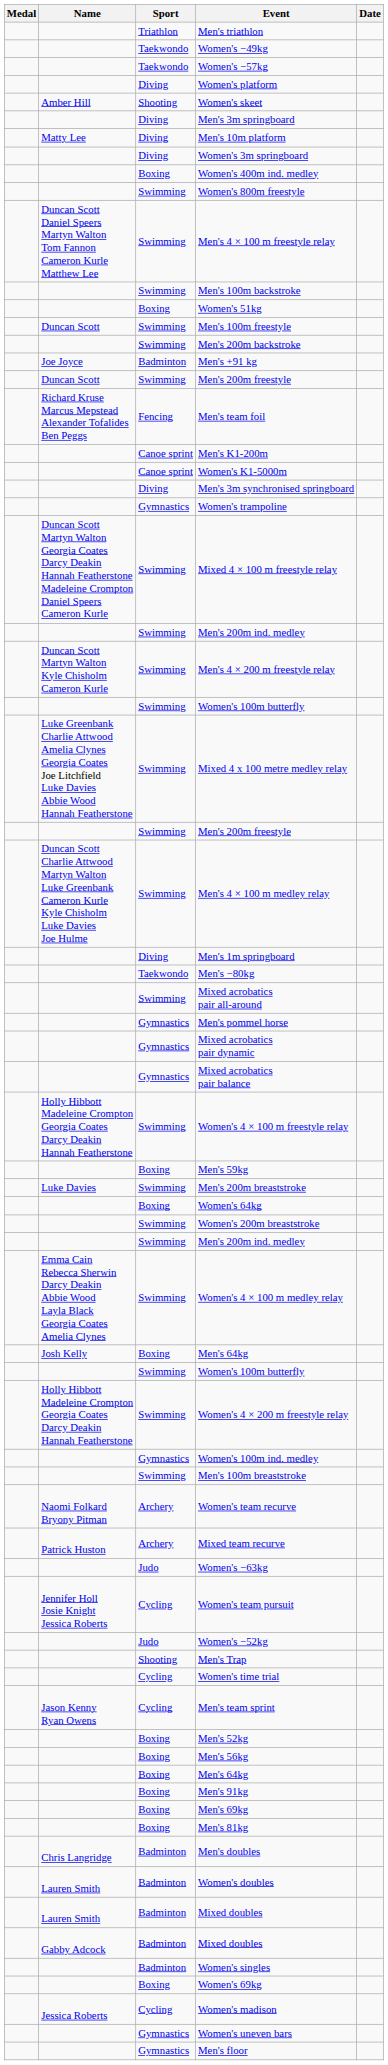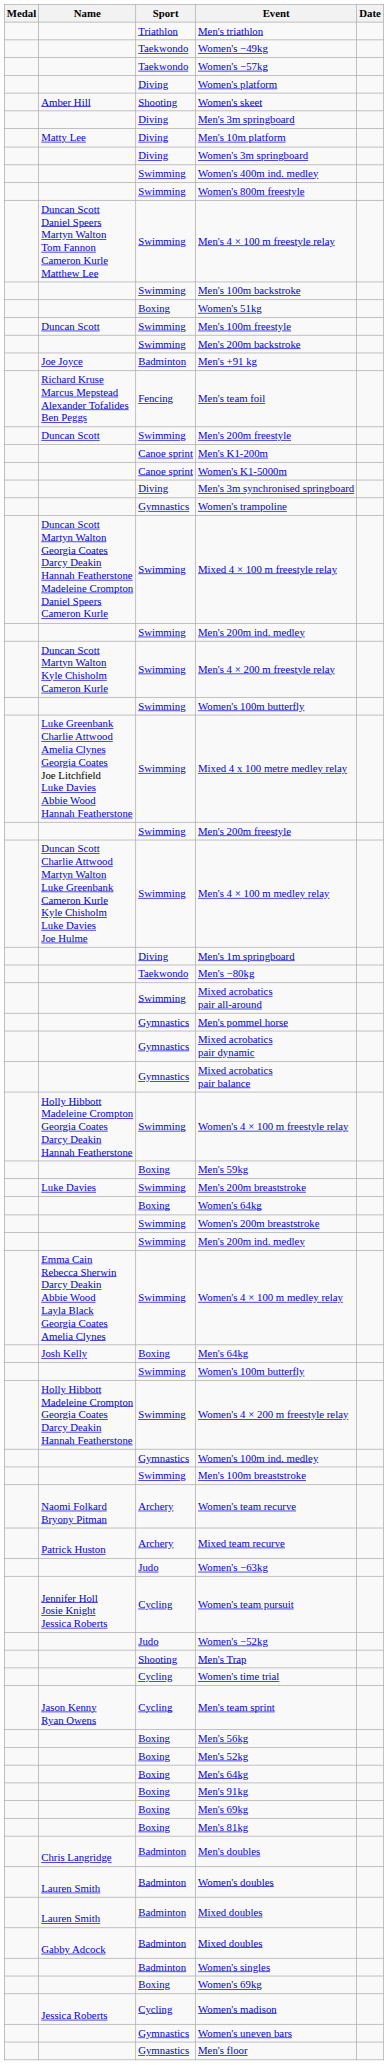(154, 173) Boxing -> (162, 173) Swimming
rows swapped: (85, 416) <-> (70, 379)
rows swapped: (87, 1738) <-> (87, 1756)
